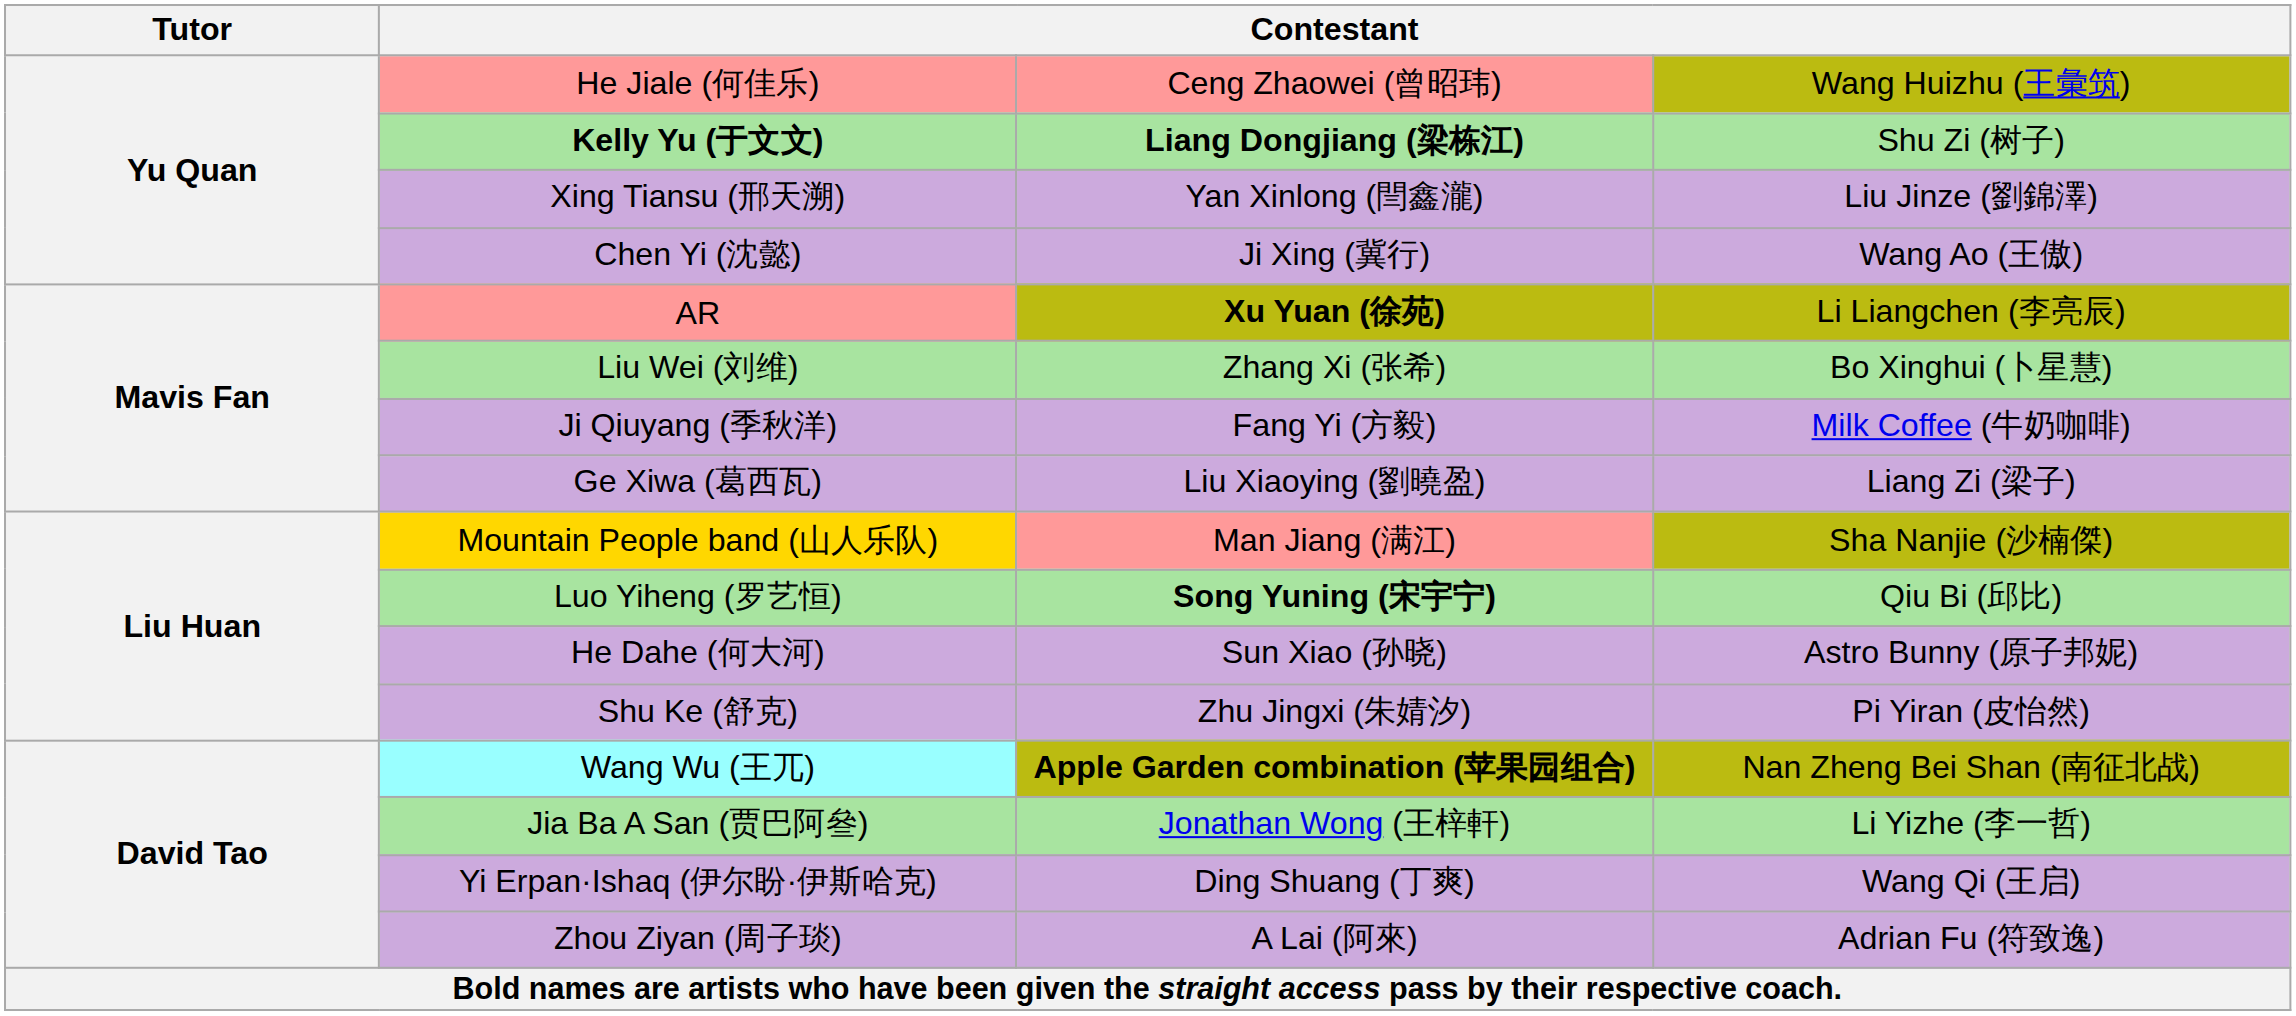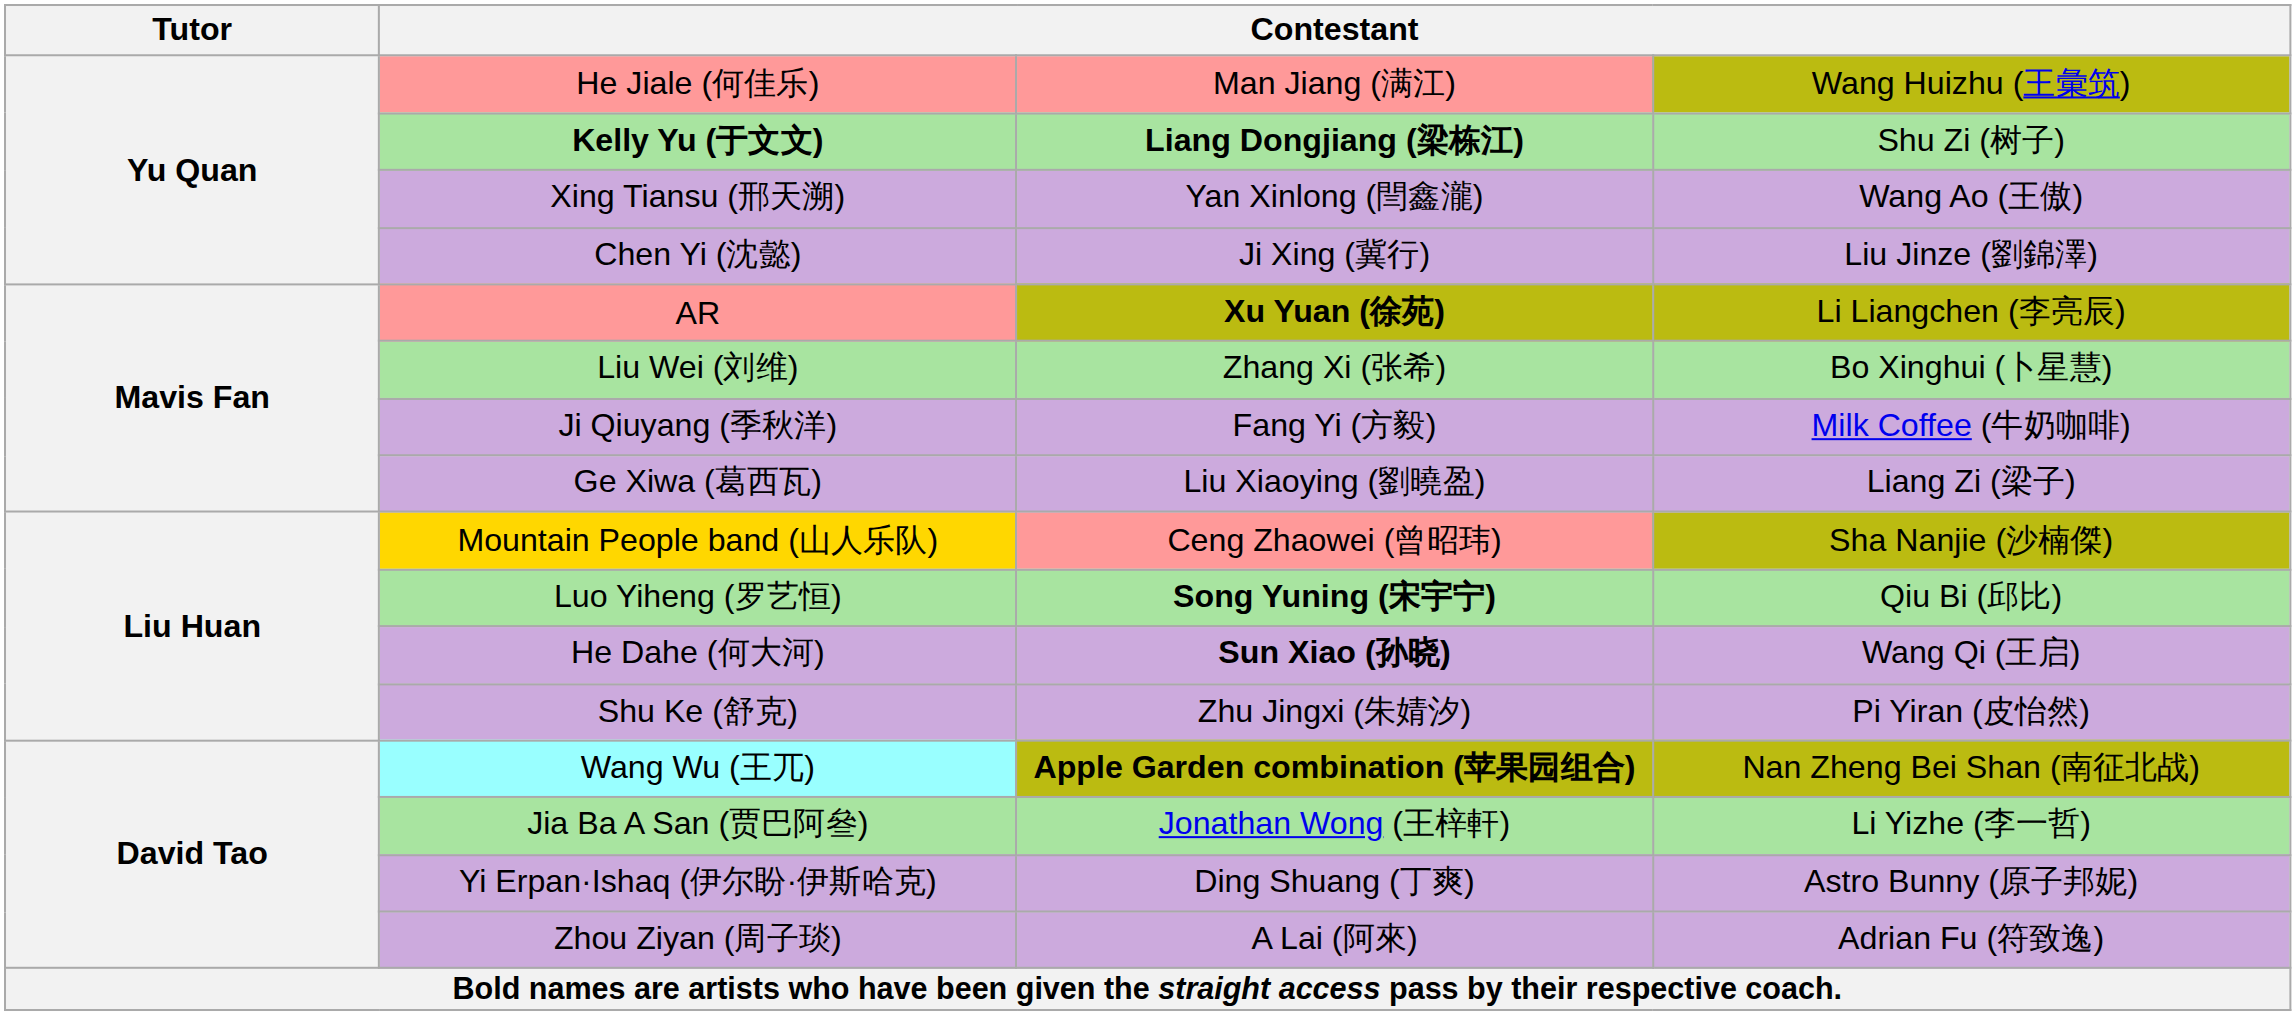(1334, 83) Ceng Zhaowei (曾昭玮) -> (1334, 83) Man Jiang (满江)
(1971, 197) Liu Jinze (劉錦澤) -> (1971, 197) Wang Ao (王傲)
(1971, 254) Wang Ao (王傲) -> (1971, 254) Liu Jinze (劉錦澤)
(1334, 539) Man Jiang (满江) -> (1334, 539) Ceng Zhaowei (曾昭玮)
(1334, 653) normal -> (1334, 653) bold
(1971, 653) Astro Bunny (原子邦妮) -> (1971, 653) Wang Qi (王启)
(1971, 881) Wang Qi (王启) -> (1971, 881) Astro Bunny (原子邦妮)
